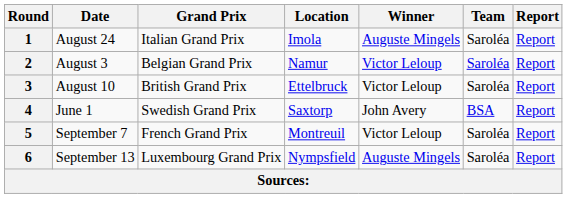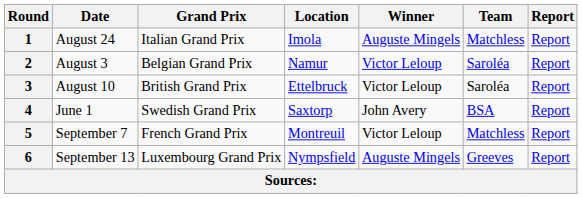(488, 40) Saroléa -> (496, 40) Matchless
(488, 134) Saroléa -> (496, 134) Matchless
(488, 157) Saroléa -> (490, 157) Greeves
